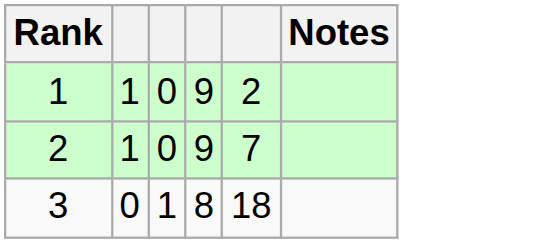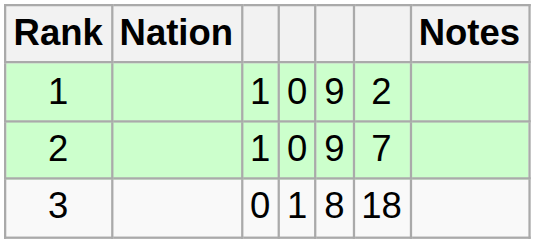+ column: (176, 33)
